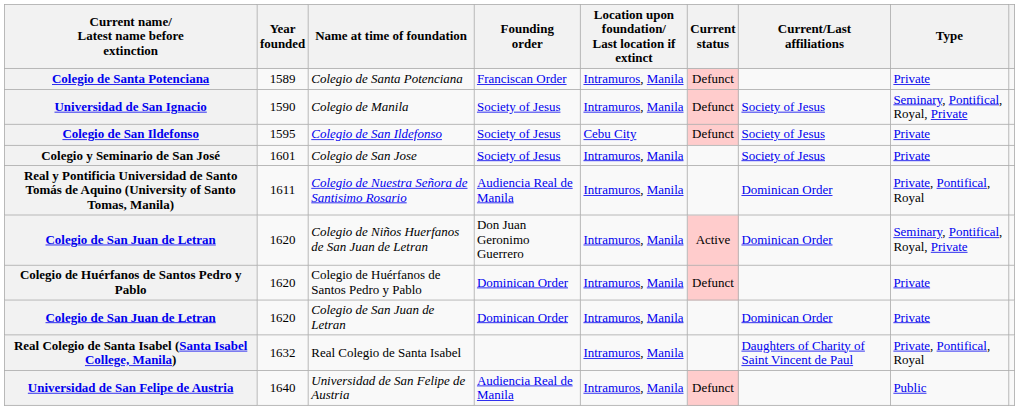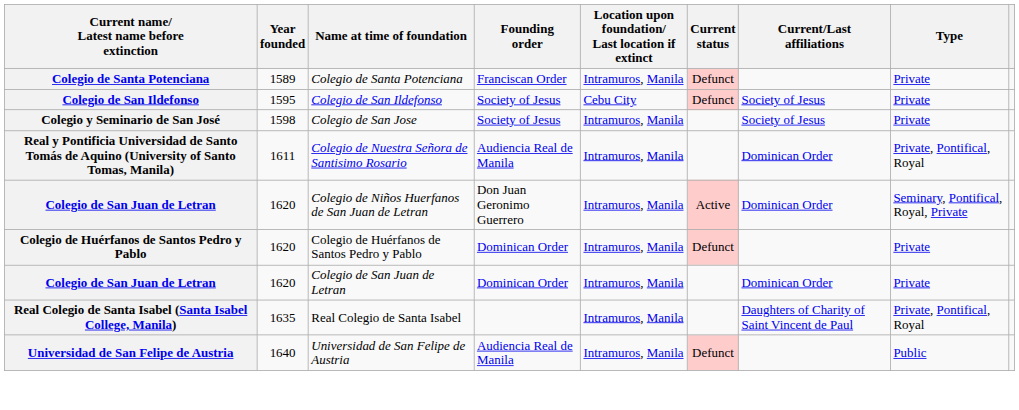- row: (360, 106)
(283, 155) 1601 -> (283, 120) 1598
(283, 352) 1632 -> (283, 317) 1635
